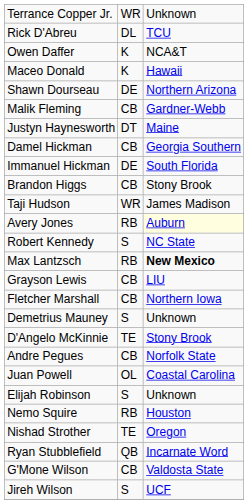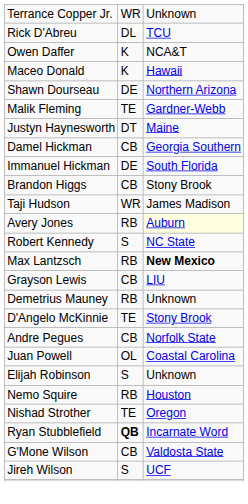(129, 109) CB -> (128, 109) TE
- row: (53, 299)
(125, 318) S -> (129, 299) RB
(129, 451) normal -> (130, 432) bold
